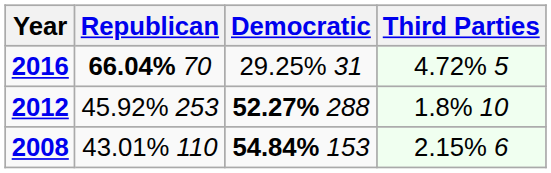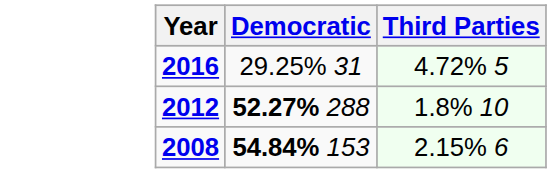- column: (150, 26)
